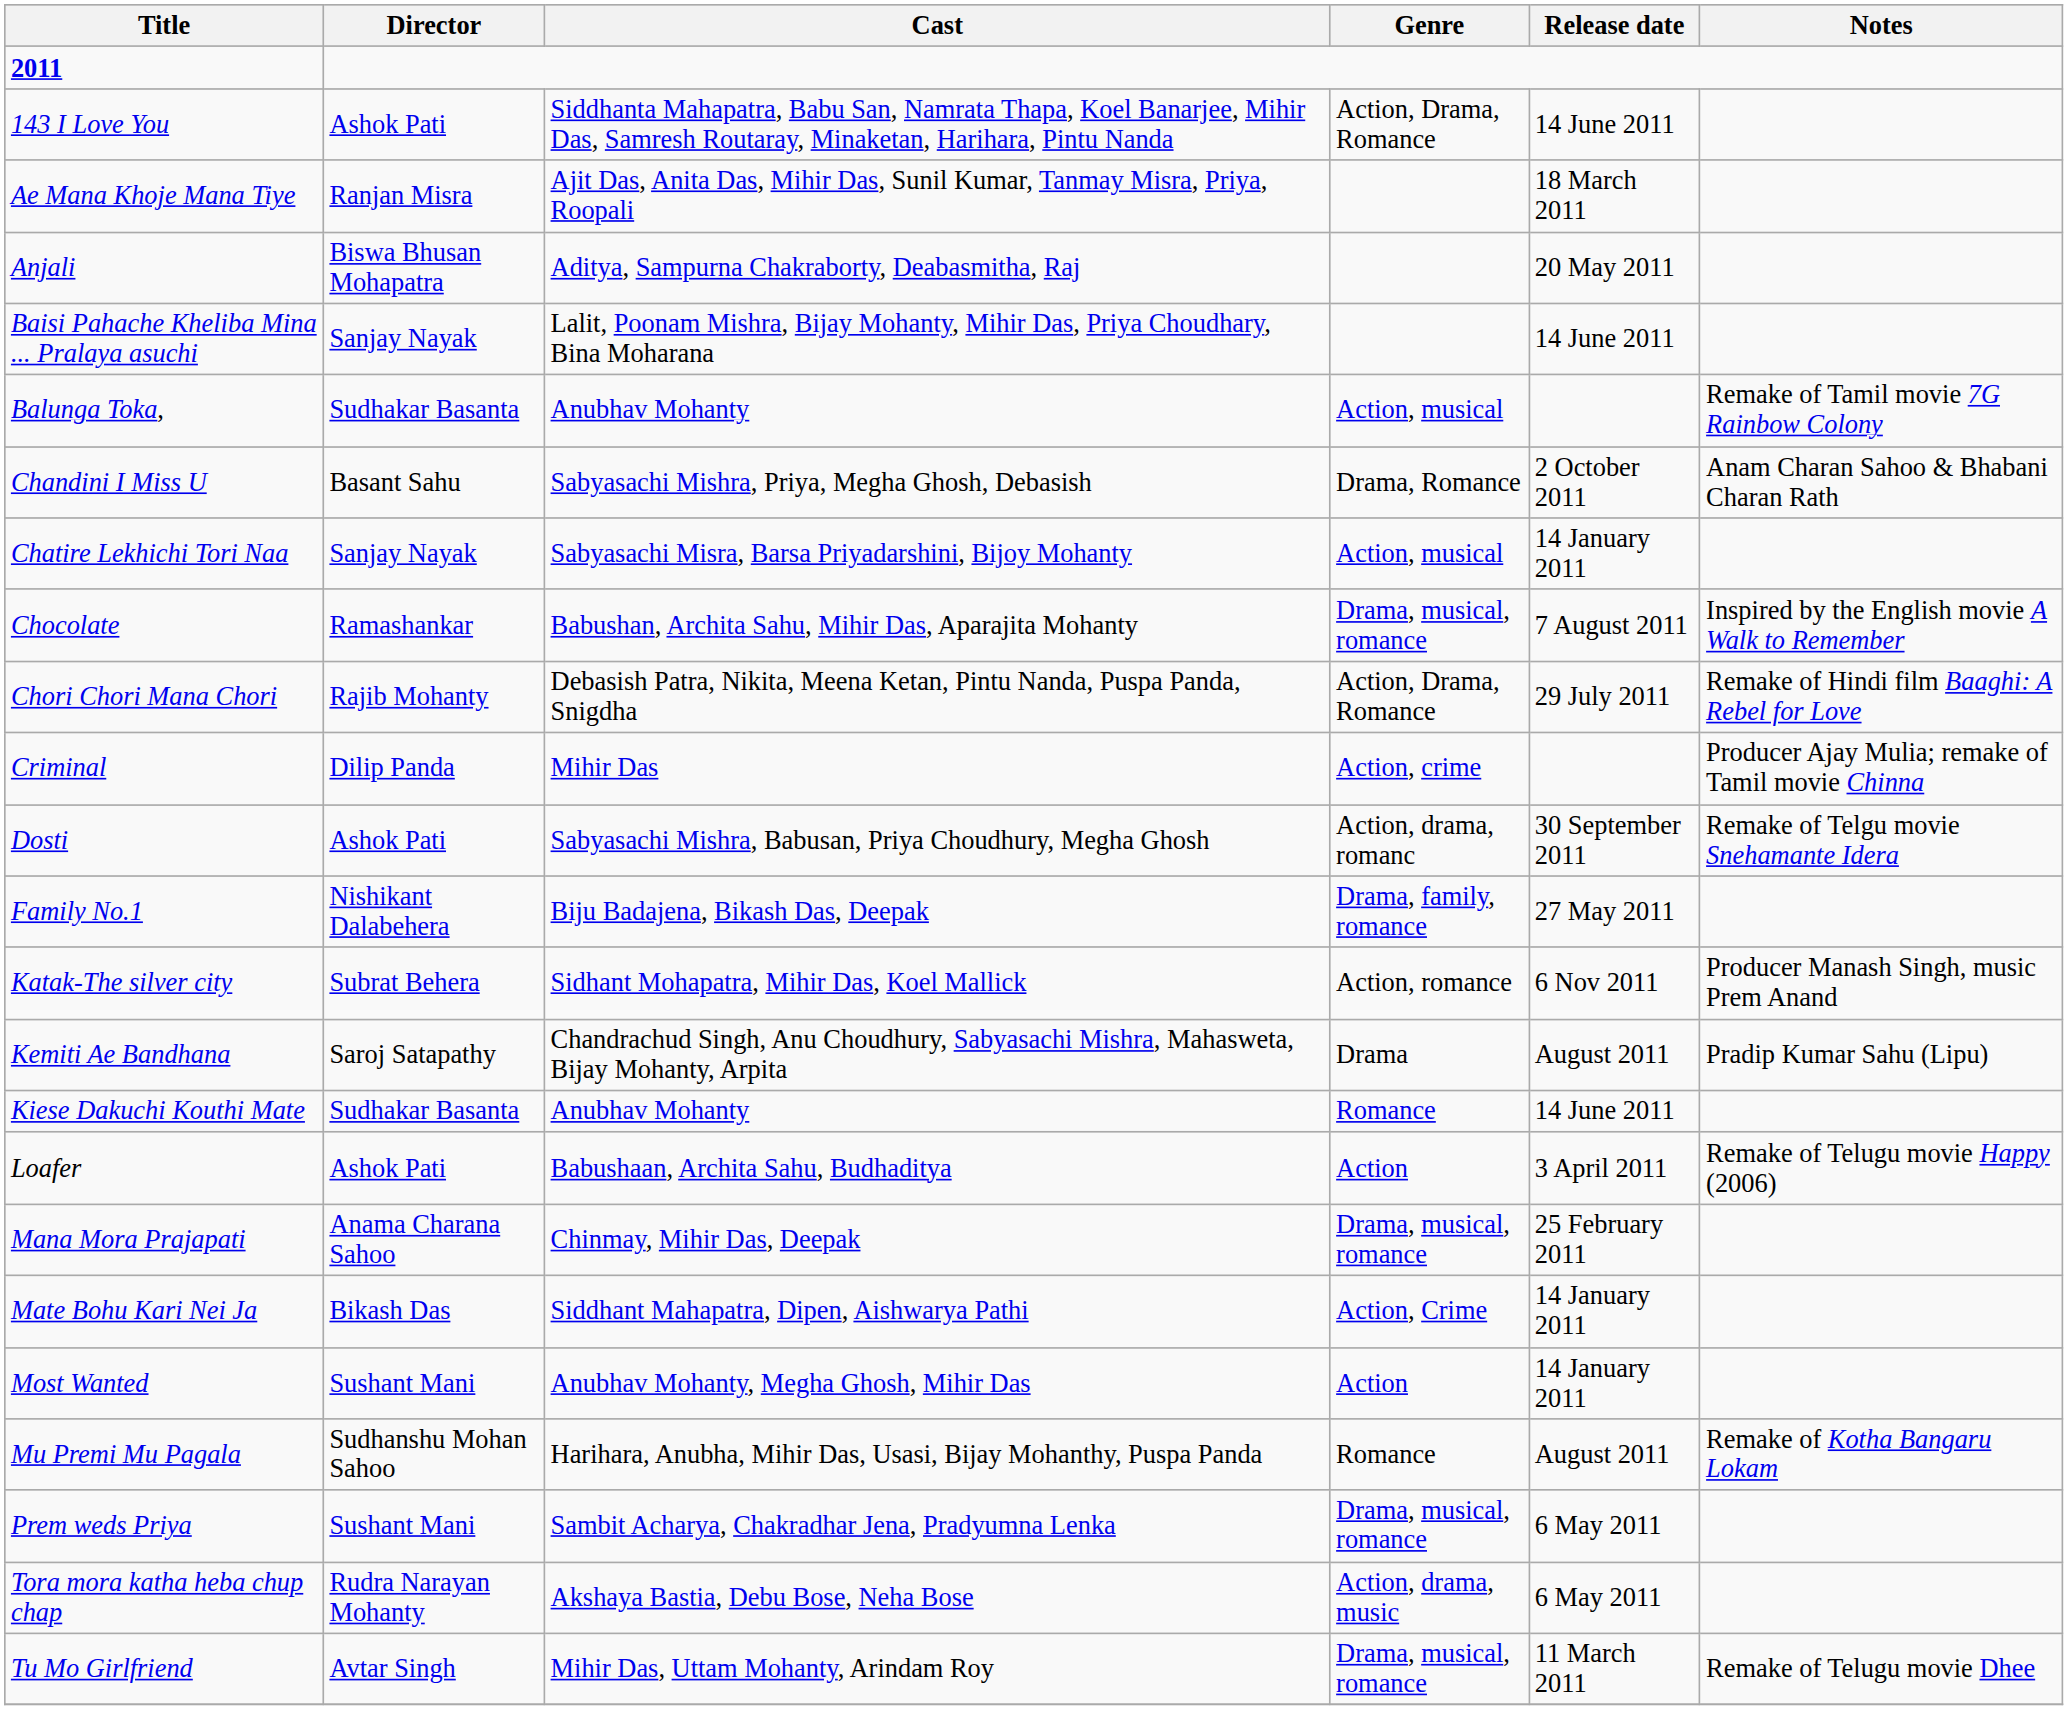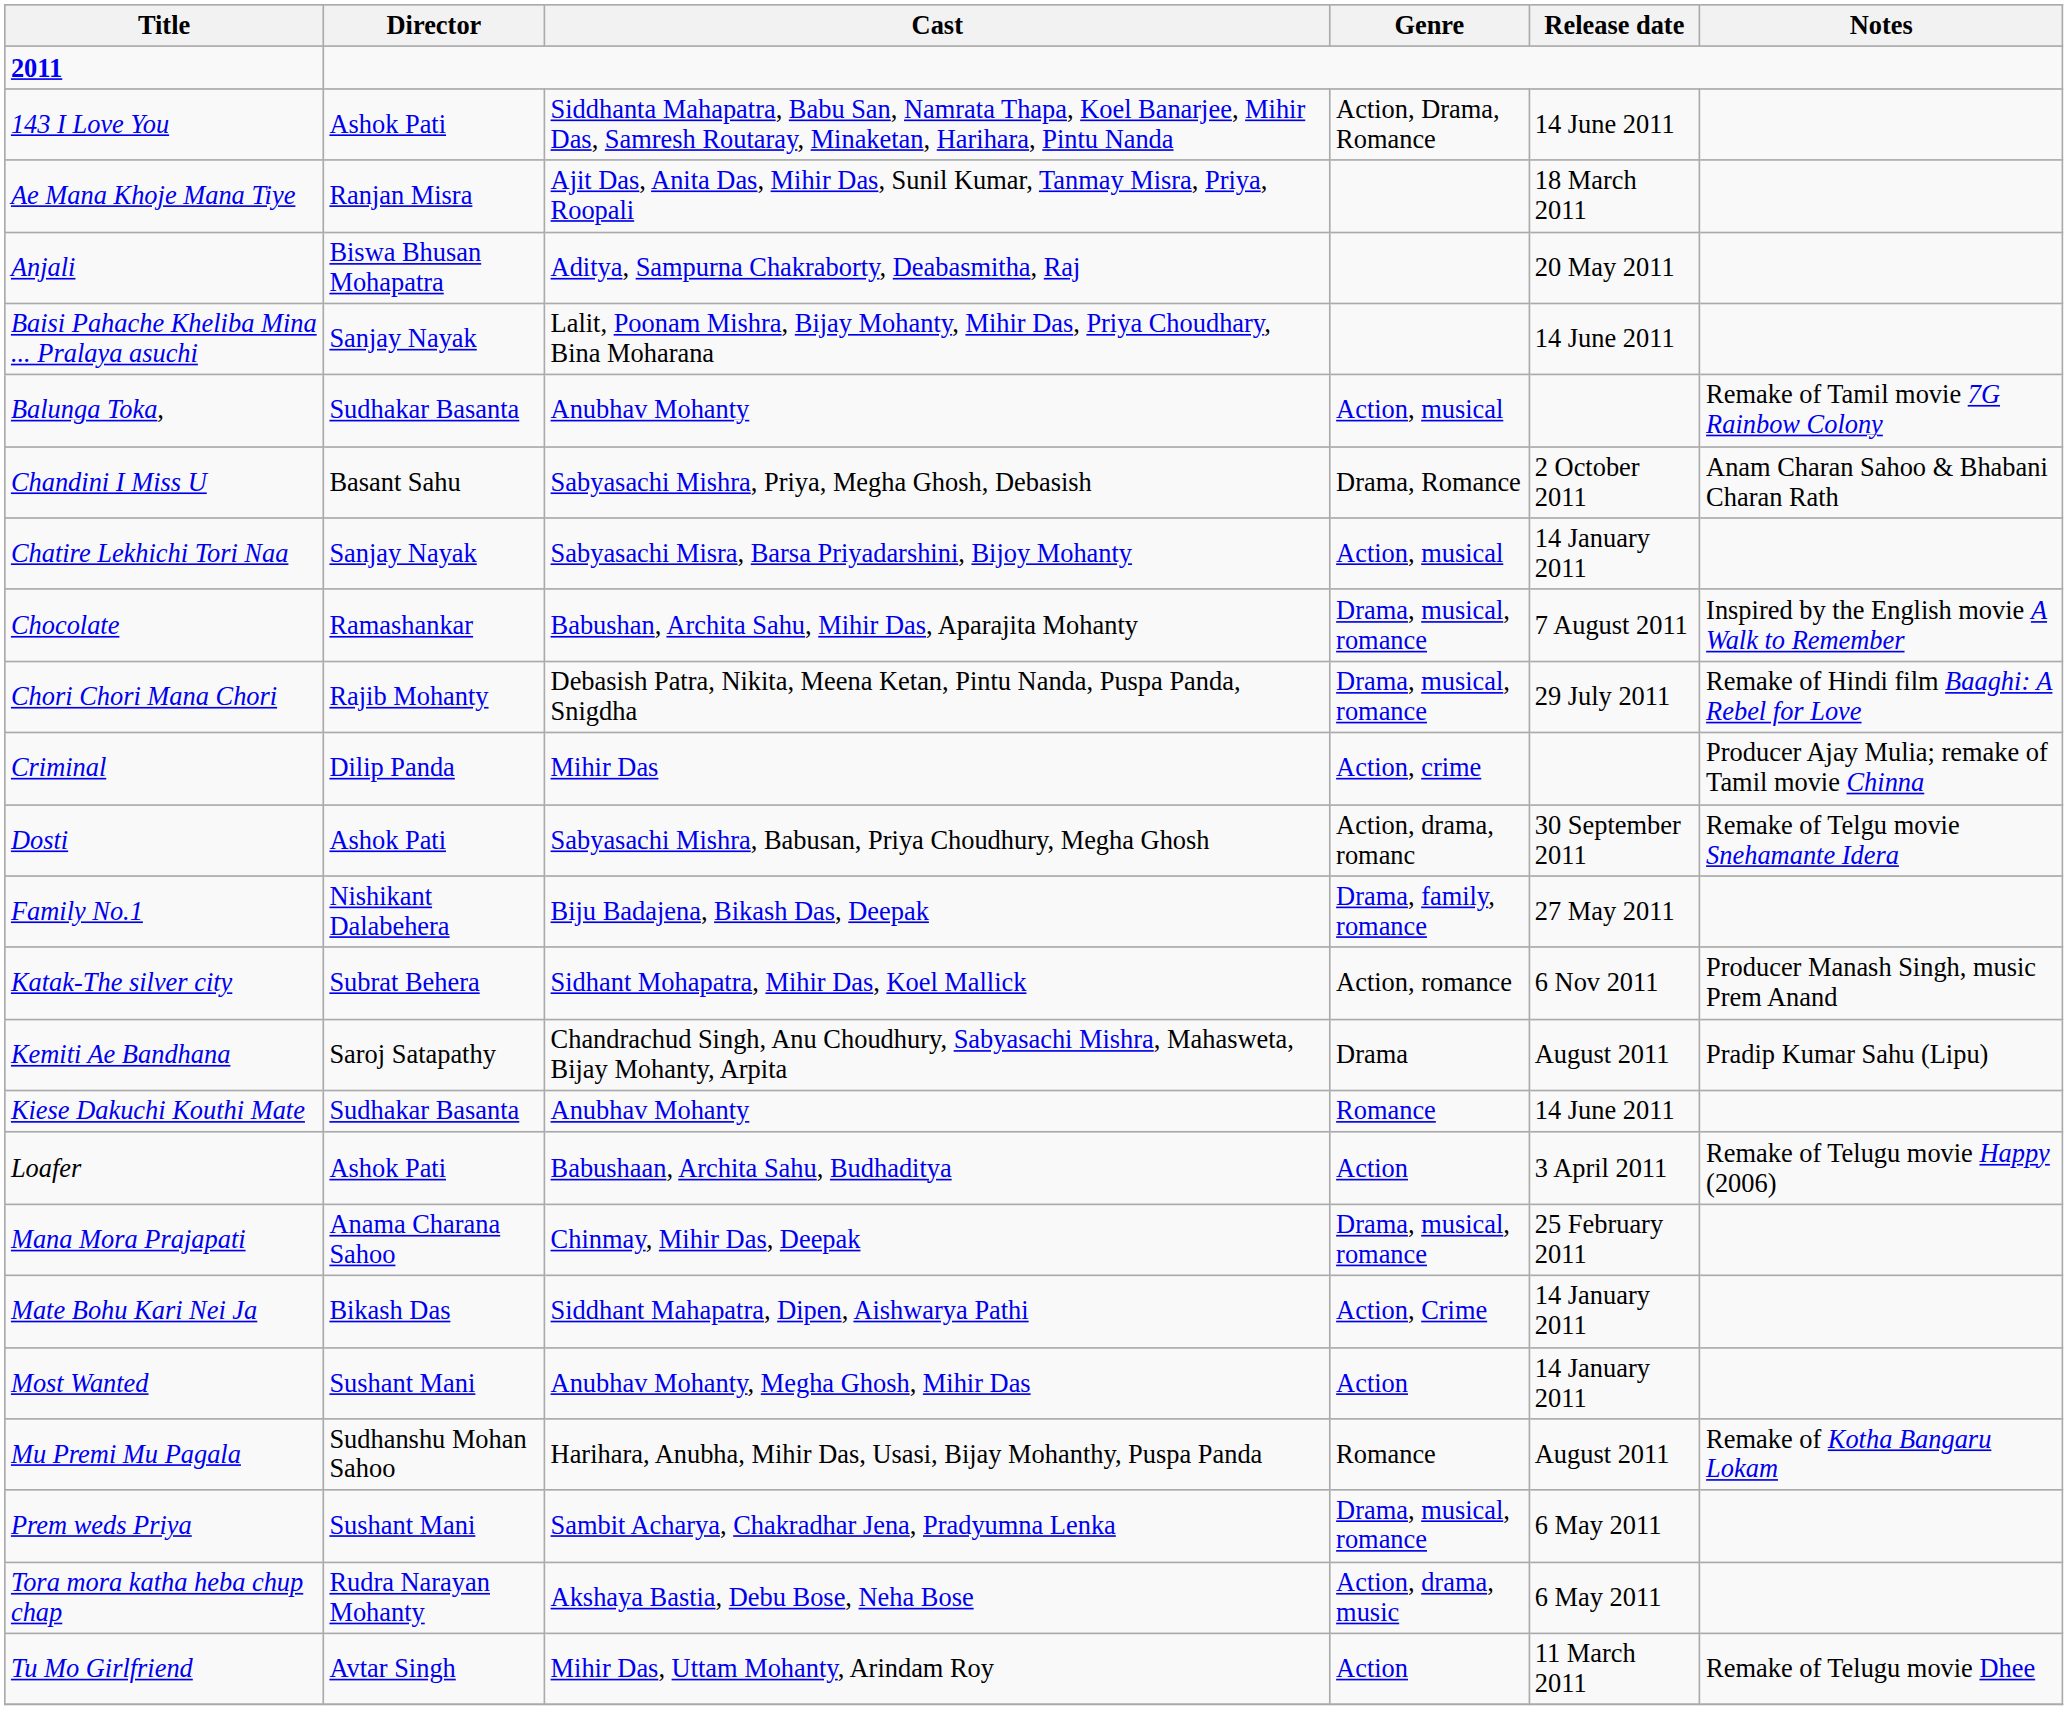(1418, 696) Action, Drama, Romance -> (1423, 696) Drama, musical, romance
(1423, 1668) Drama, musical, romance -> (1372, 1668) Action
